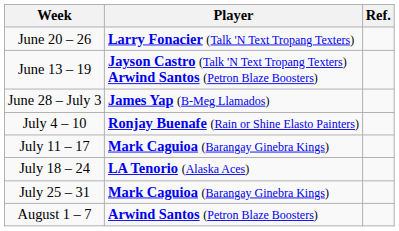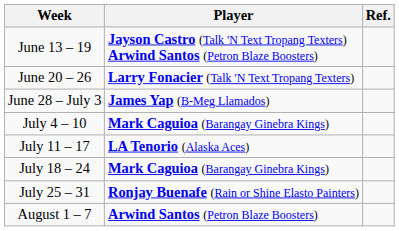rows swapped: (55, 69) <-> (55, 38)
(234, 123) Ronjay Buenafe (Rain or Shine Elasto Painters) -> (218, 123) Mark Caguioa (Barangay Ginebra Kings)
(218, 146) Mark Caguioa (Barangay Ginebra Kings) -> (179, 146) LA Tenorio (Alaska Aces)
(179, 169) LA Tenorio (Alaska Aces) -> (218, 169) Mark Caguioa (Barangay Ginebra Kings)
(218, 191) Mark Caguioa (Barangay Ginebra Kings) -> (234, 191) Ronjay Buenafe (Rain or Shine Elasto Painters)
